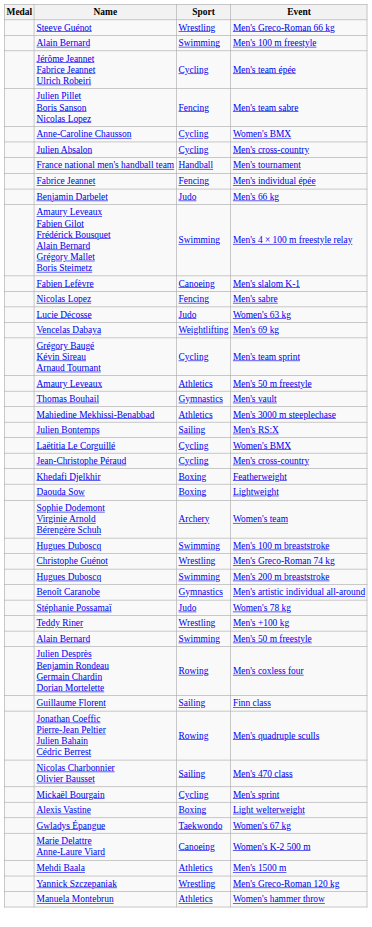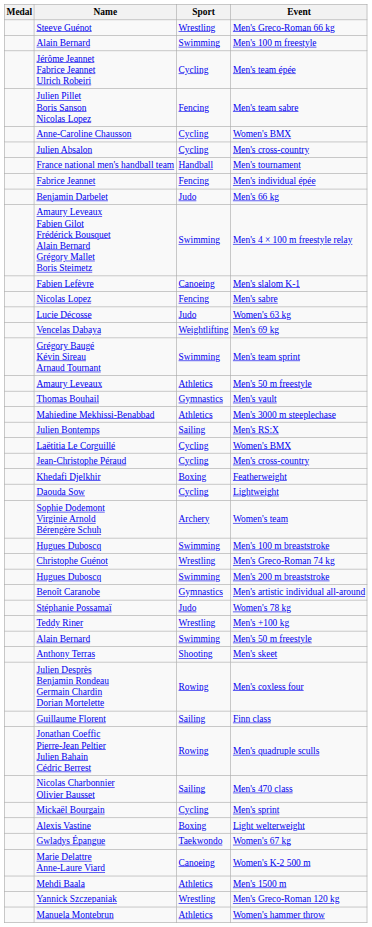(193, 357) Cycling -> (199, 357) Swimming
(192, 492) Boxing -> (193, 492) Cycling
+ row: (66, 654)
